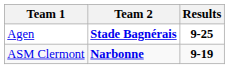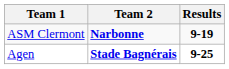rows swapped: (46, 53) <-> (21, 34)
